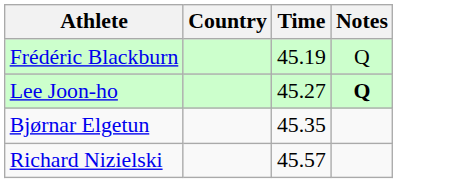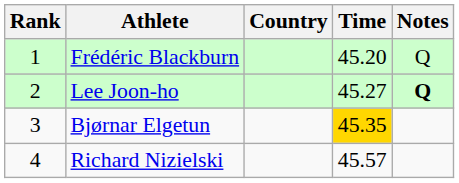+ column: (35, 21)
(301, 56) 45.19 -> (362, 56) 45.20
(301, 125) no background -> (362, 125) gold background
